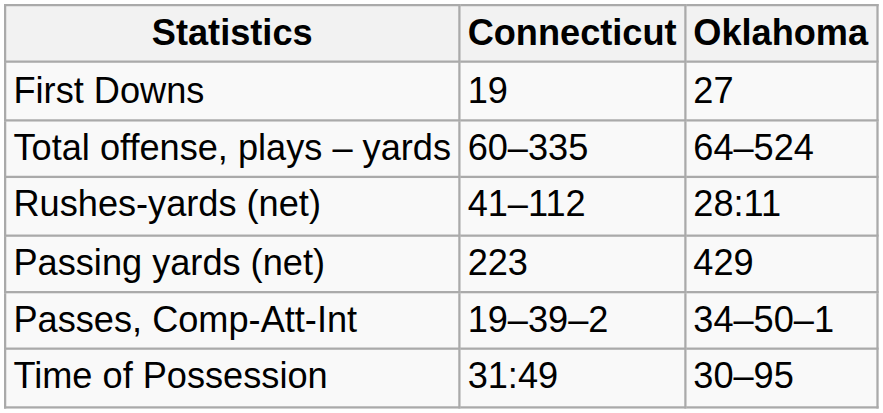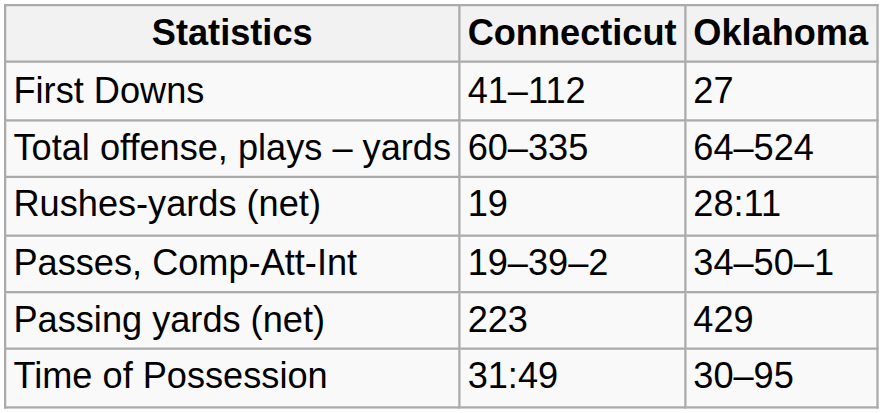(488, 90) 19 -> (527, 90) 41–112
(527, 205) 41–112 -> (488, 205) 19
rows swapped: (169, 262) <-> (185, 319)
